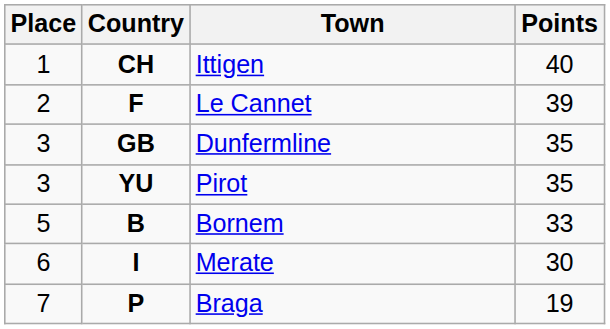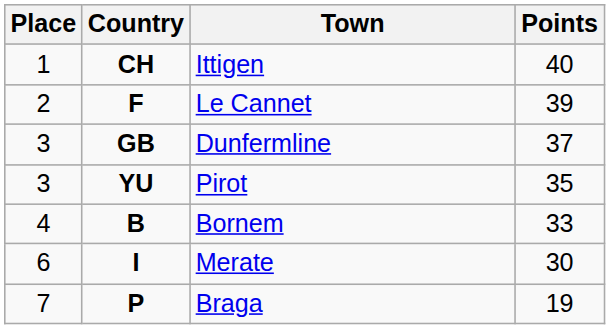(560, 143) 35 -> (560, 143) 37
(43, 223) 5 -> (43, 223) 4
